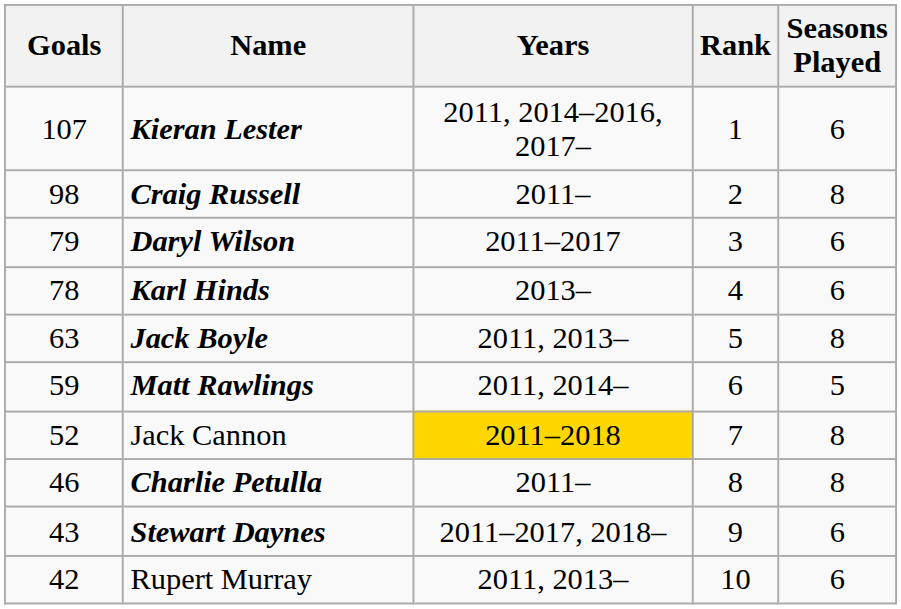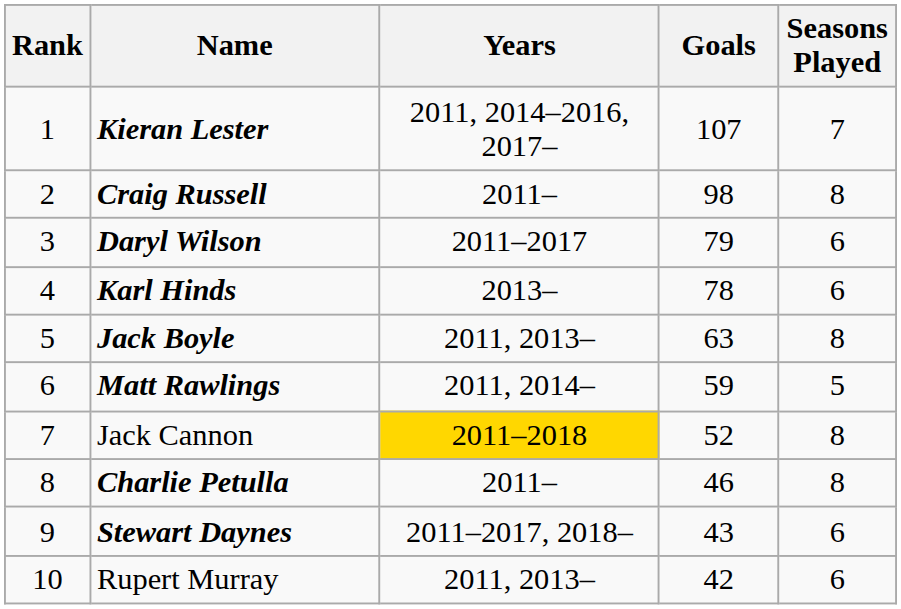columns swapped: (735, 45) <-> (64, 45)
(837, 128) 6 -> (837, 128) 7
